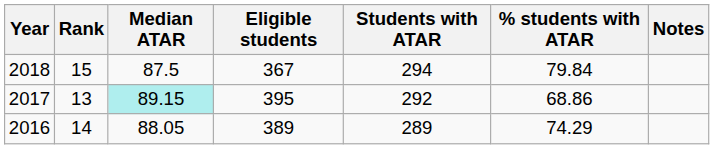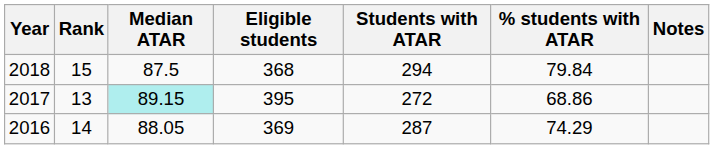(279, 69) 367 -> (279, 69) 368
(417, 98) 292 -> (417, 98) 272
(279, 128) 389 -> (279, 128) 369
(417, 128) 289 -> (417, 128) 287
